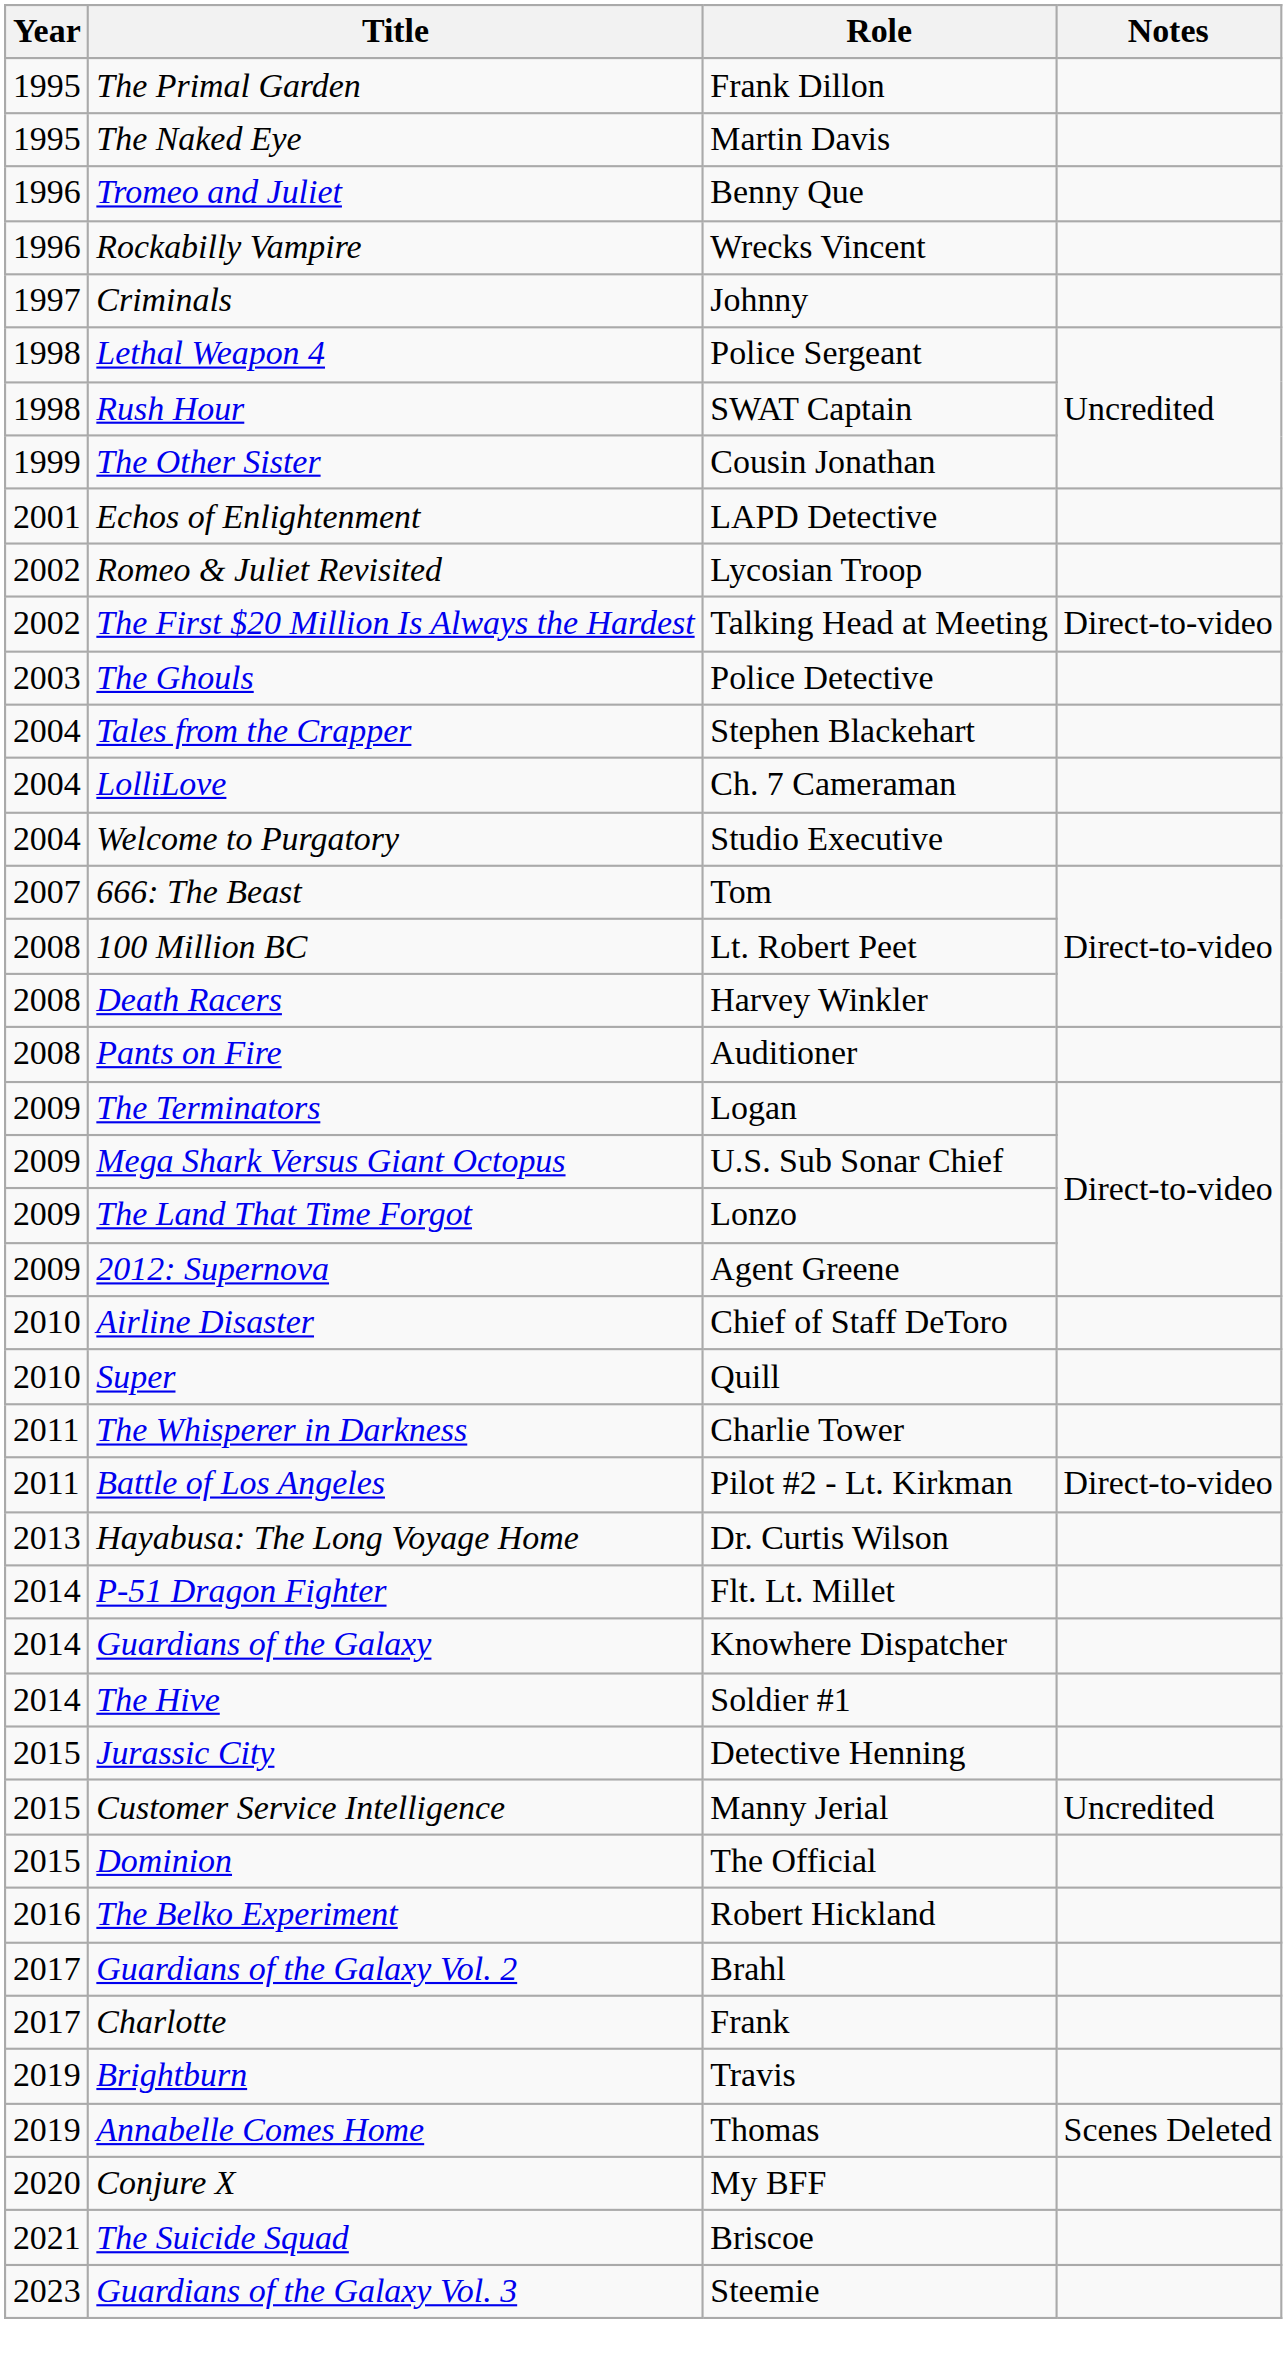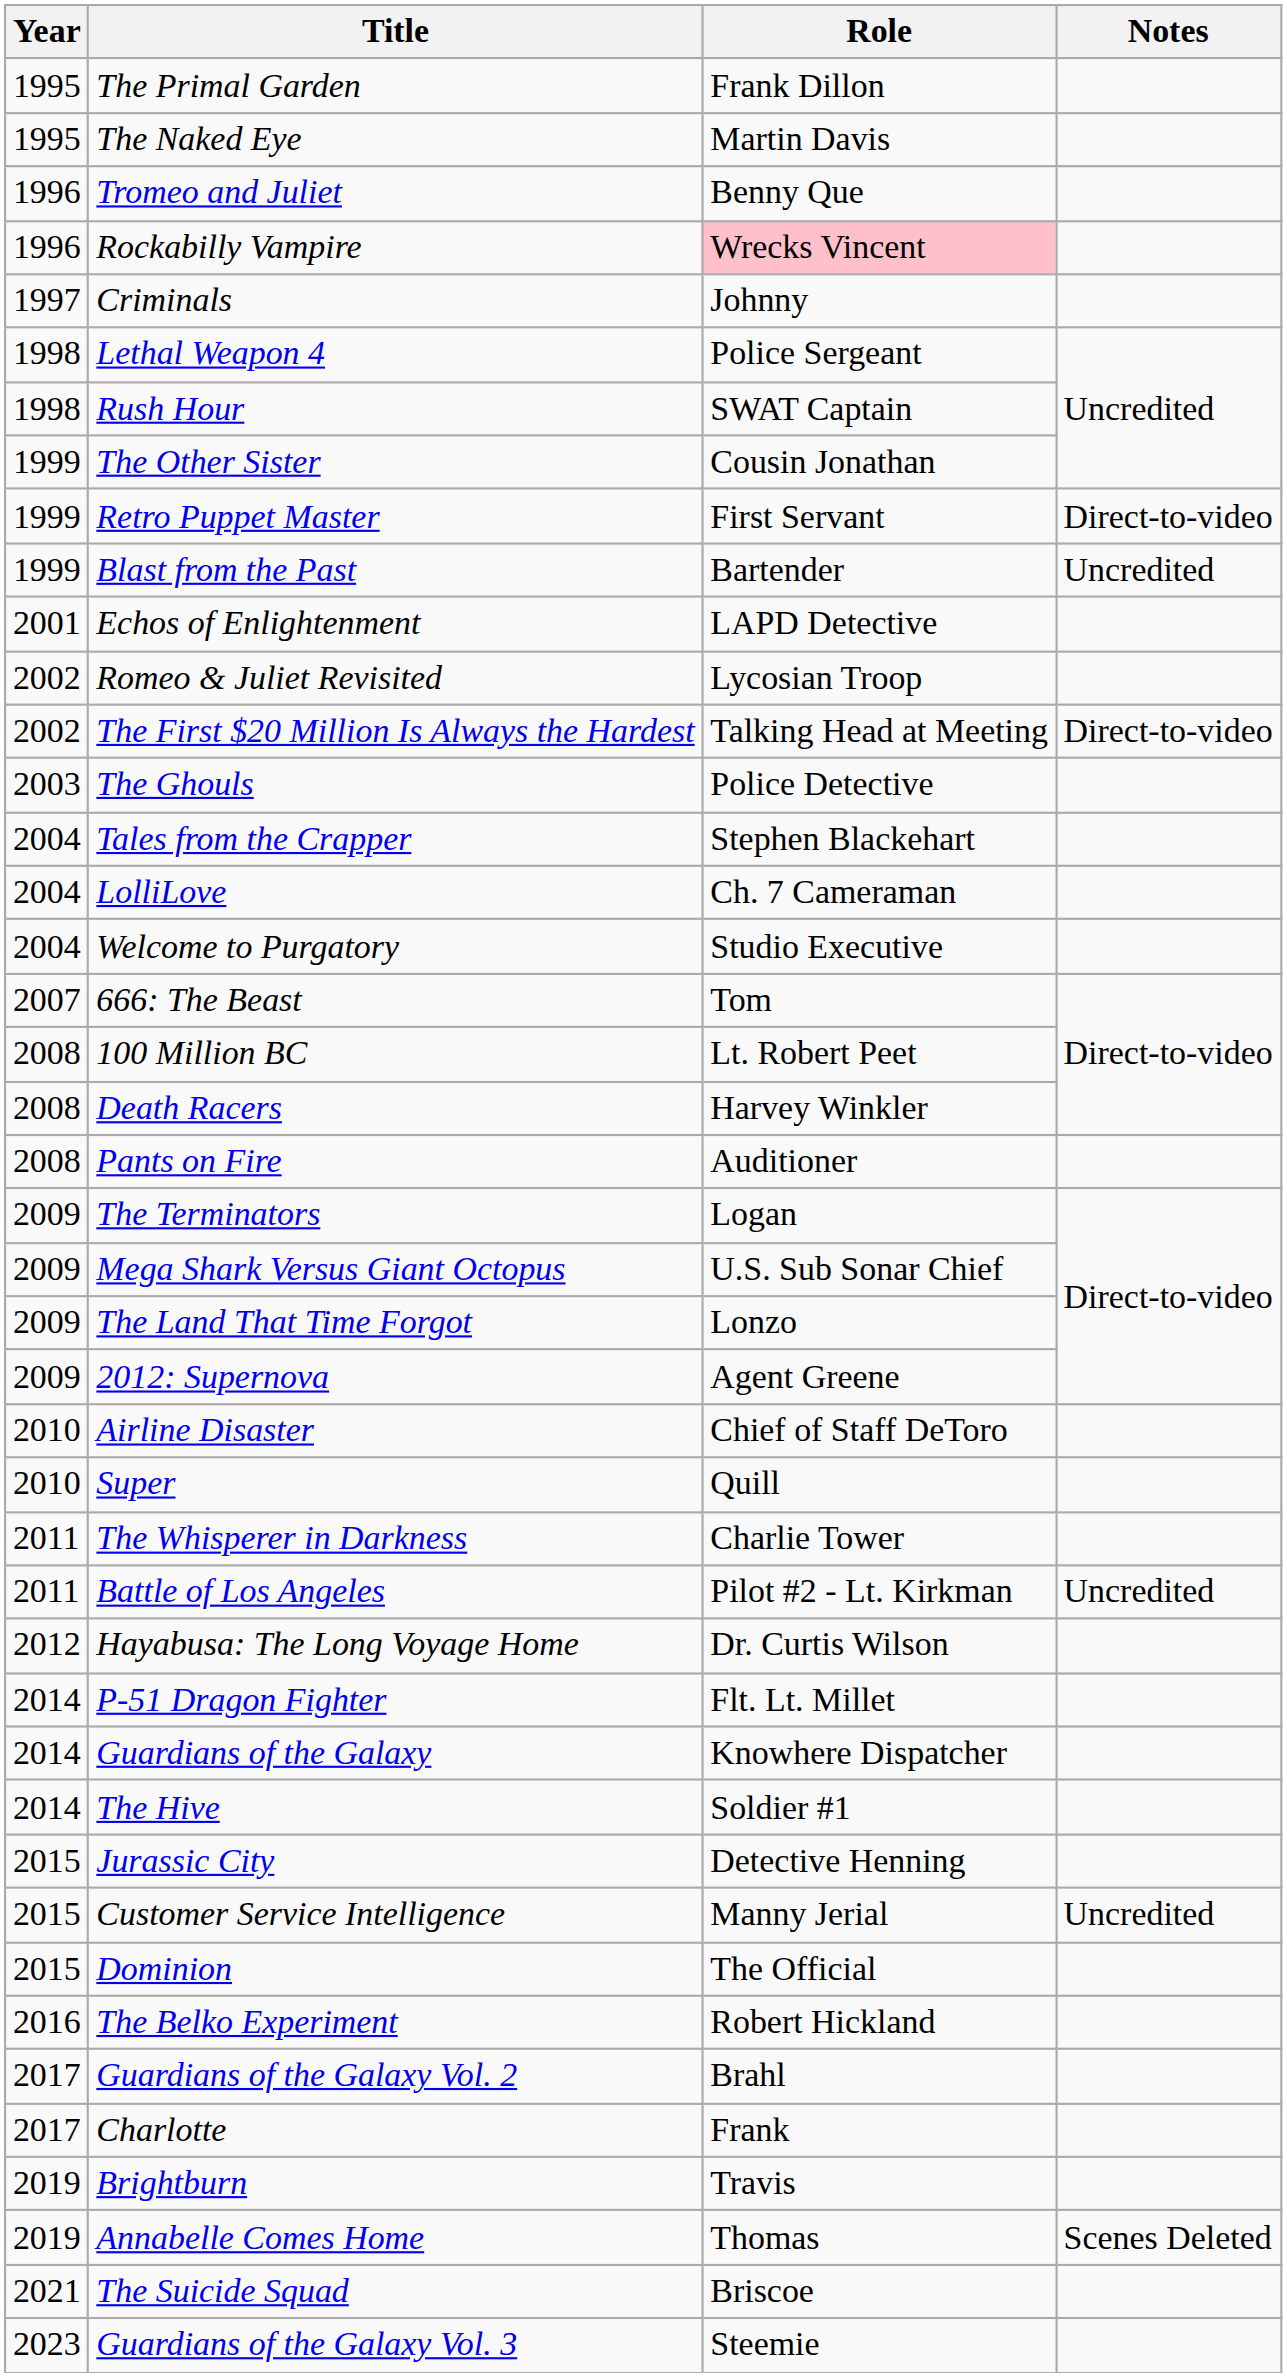(818, 246) no background -> (818, 246) pink background
+ row: (238, 515)
+ row: (226, 569)
(1168, 1483) Direct-to-video -> (1139, 1591) Uncredited
(47, 1537) 2013 -> (47, 1645) 2012
- row: (166, 2183)
